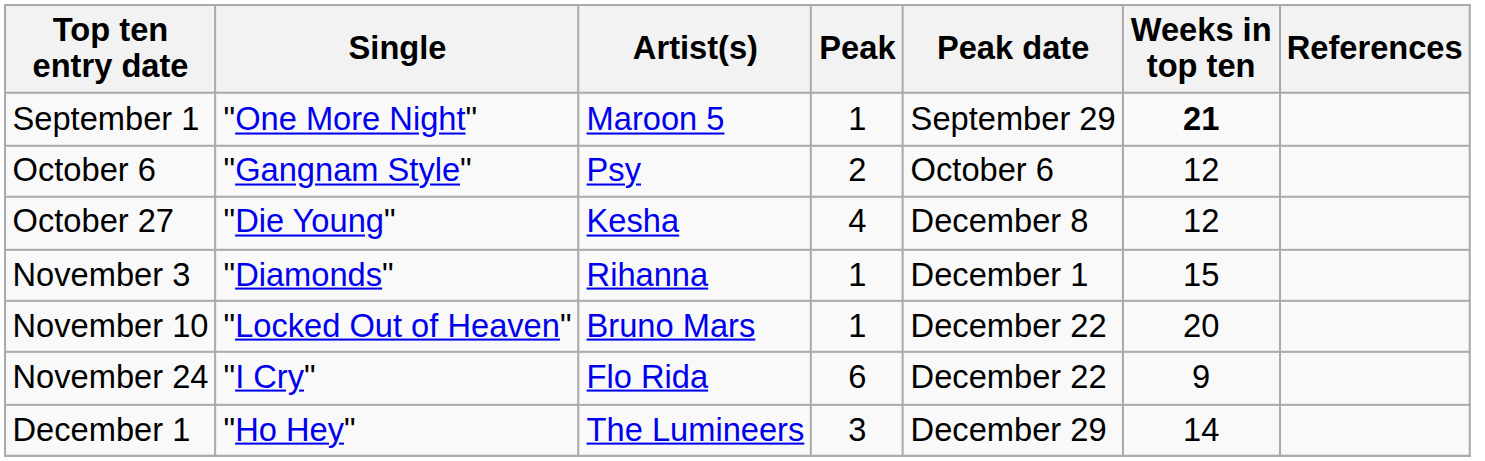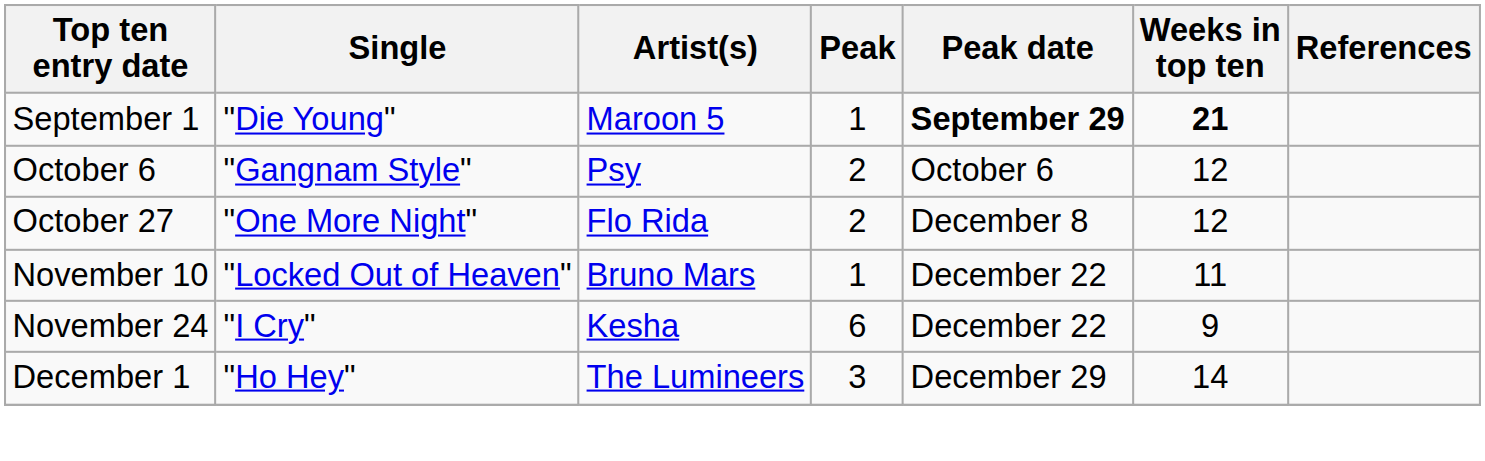(350, 118) "One More Night" -> (310, 118) "Die Young"
(1013, 118) normal -> (1018, 118) bold
(310, 222) "Die Young" -> (350, 222) "One More Night"
(633, 222) Kesha -> (647, 222) Flo Rida
(857, 222) 4 -> (857, 222) 2
- row: (101, 274)
(1201, 325) 20 -> (1210, 274) 11
(647, 377) Flo Rida -> (633, 325) Kesha
